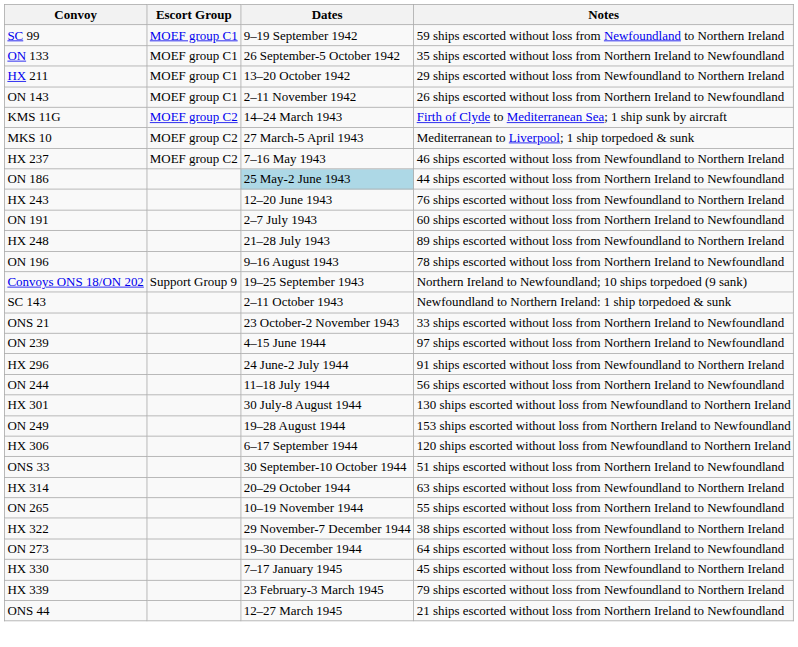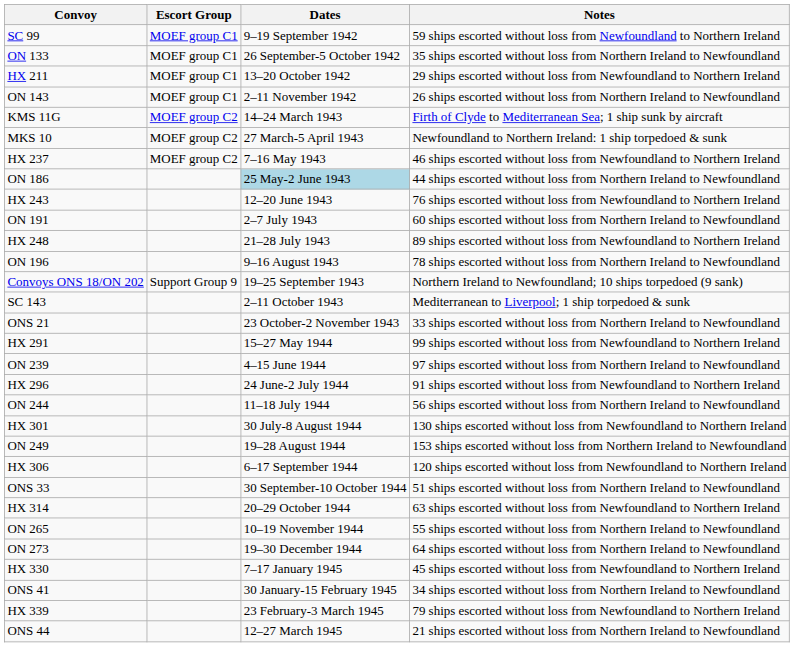(555, 138) Mediterranean to Liverpool; 1 ship torpedoed & sunk -> (570, 138) Newfoundland to Northern Ireland: 1 ship torpedoed & sunk
(574, 302) Newfoundland to Northern Ireland: 1 ship torpedoed & sunk -> (551, 302) Mediterranean to Liverpool; 1 ship torpedoed & sunk
+ row: (28, 343)
- row: (28, 528)
+ row: (28, 590)
